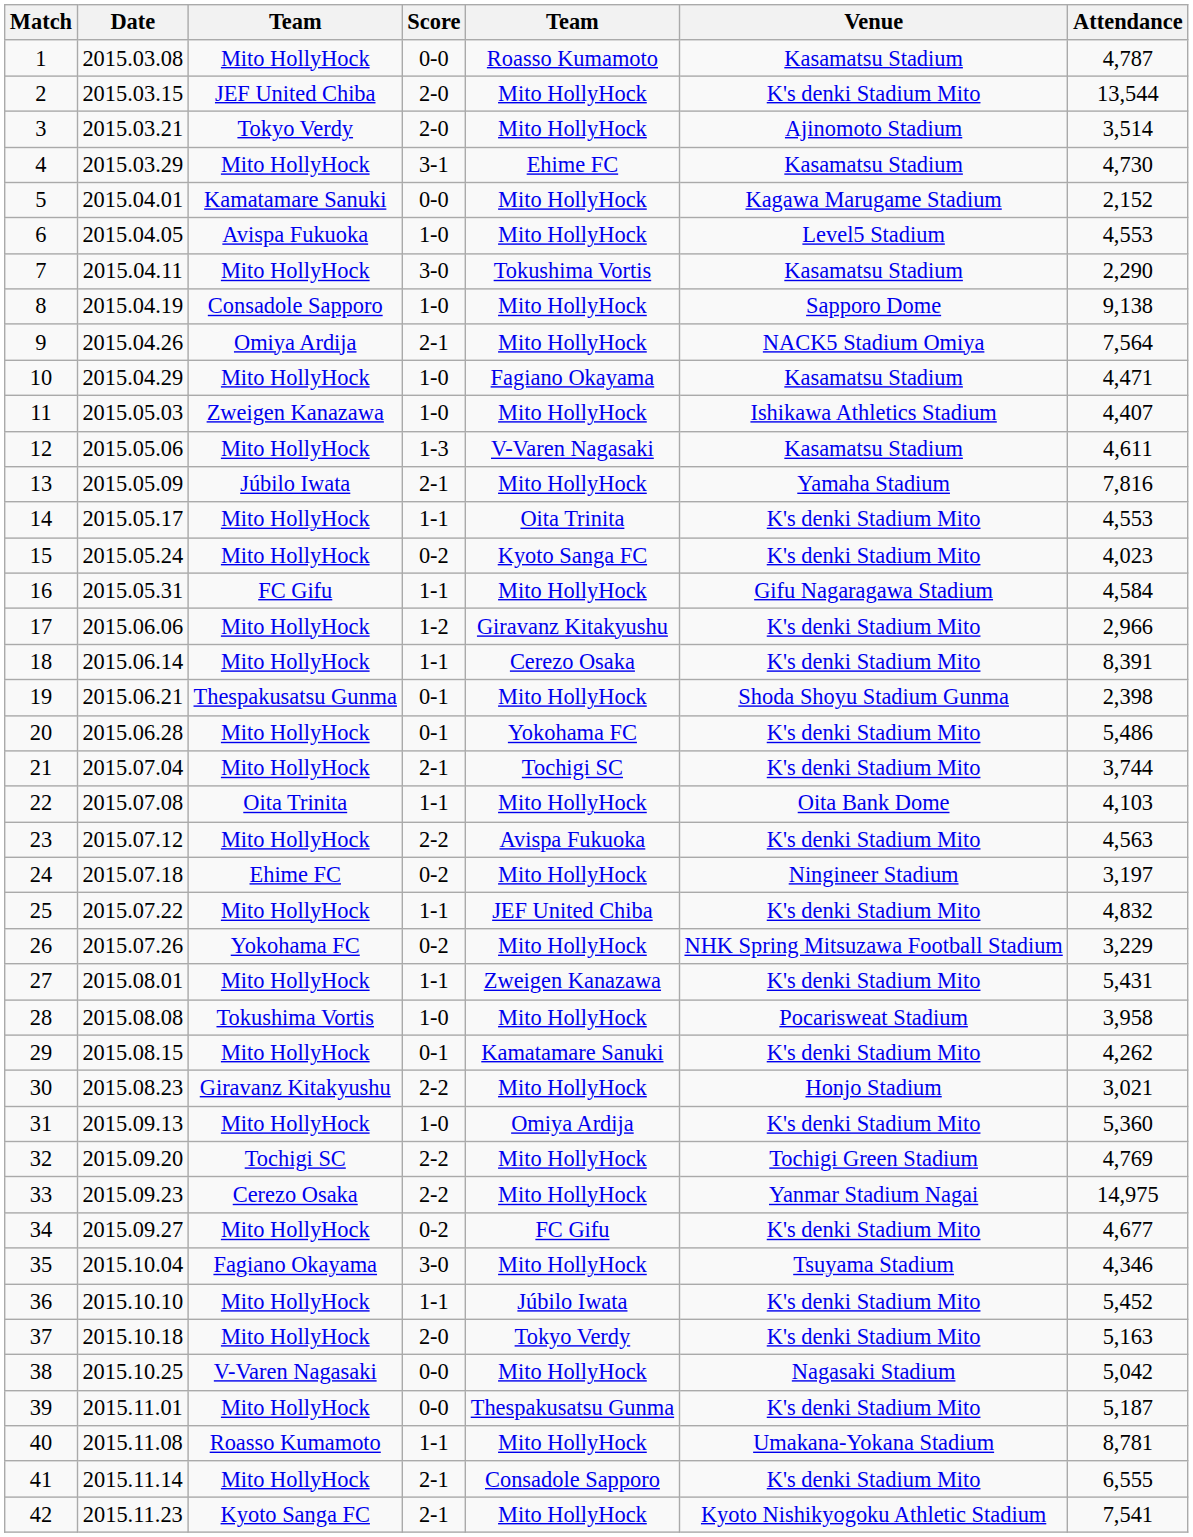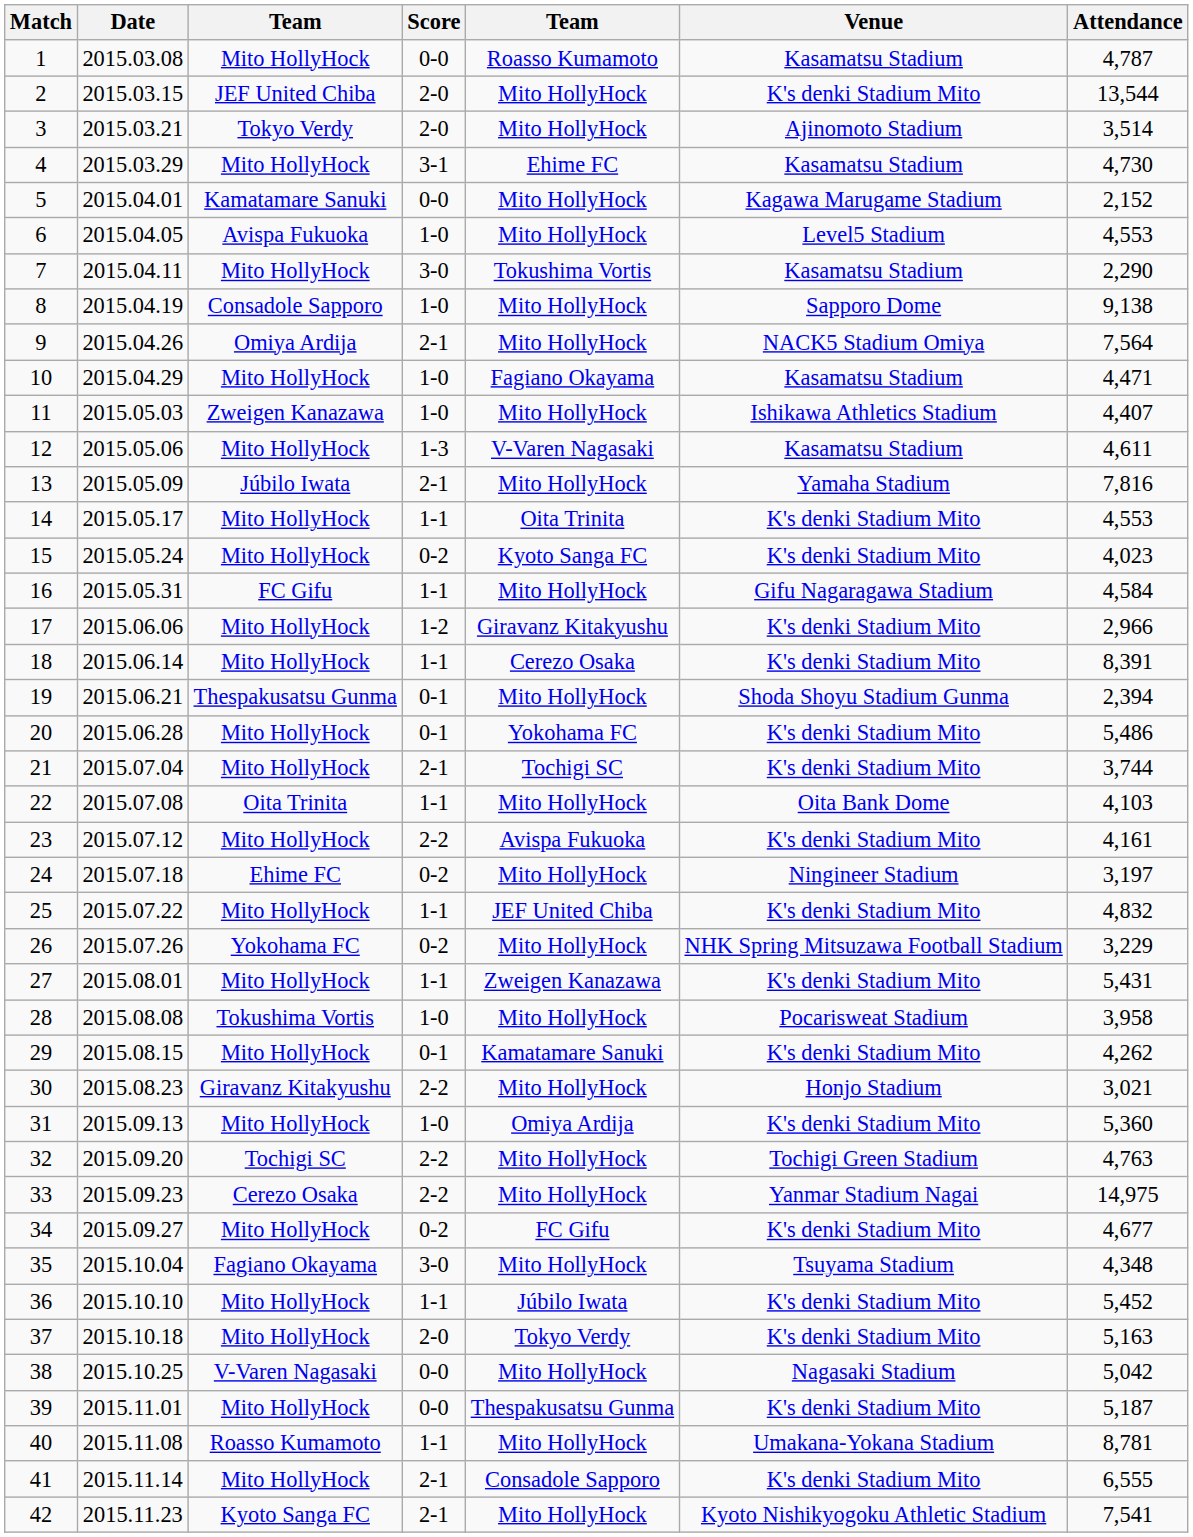(1128, 697) 2,398 -> (1128, 697) 2,394
(1128, 839) 4,563 -> (1128, 839) 4,161
(1128, 1159) 4,769 -> (1128, 1159) 4,763
(1128, 1265) 4,346 -> (1128, 1265) 4,348
